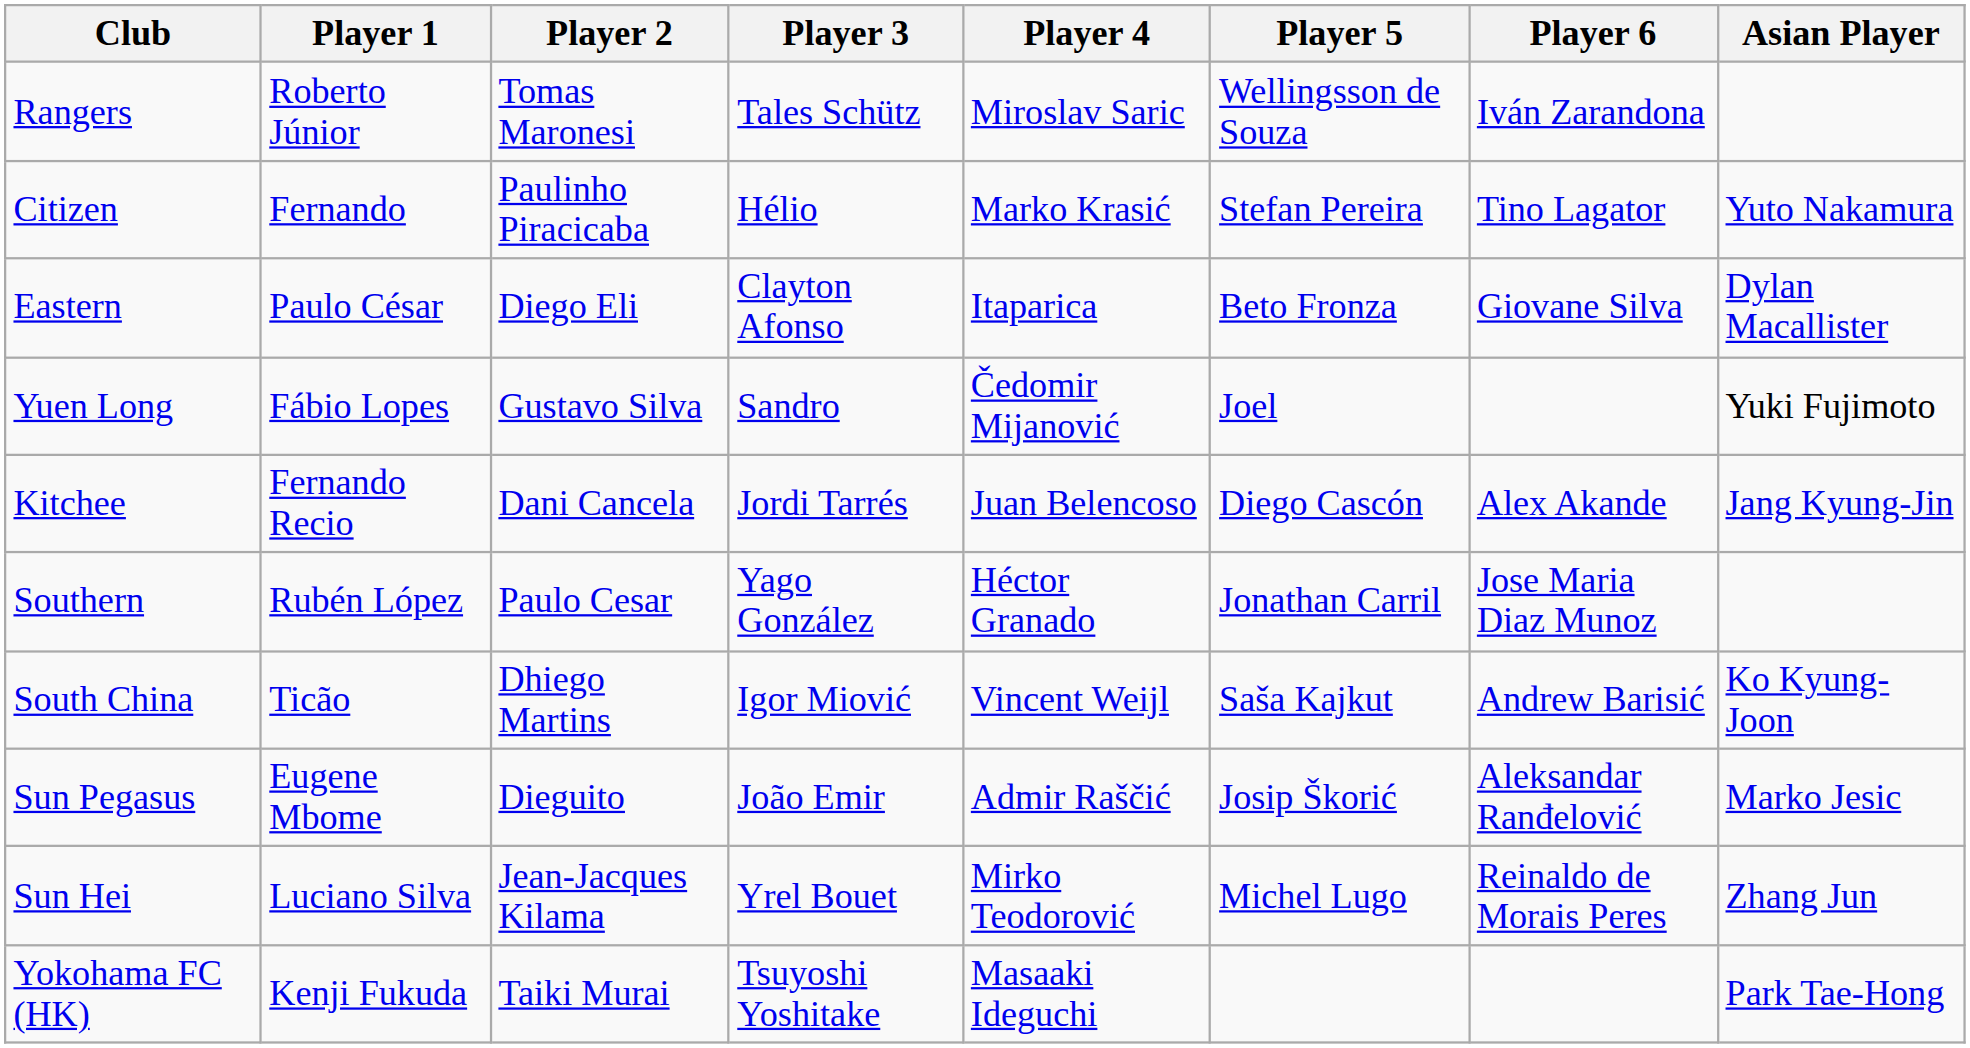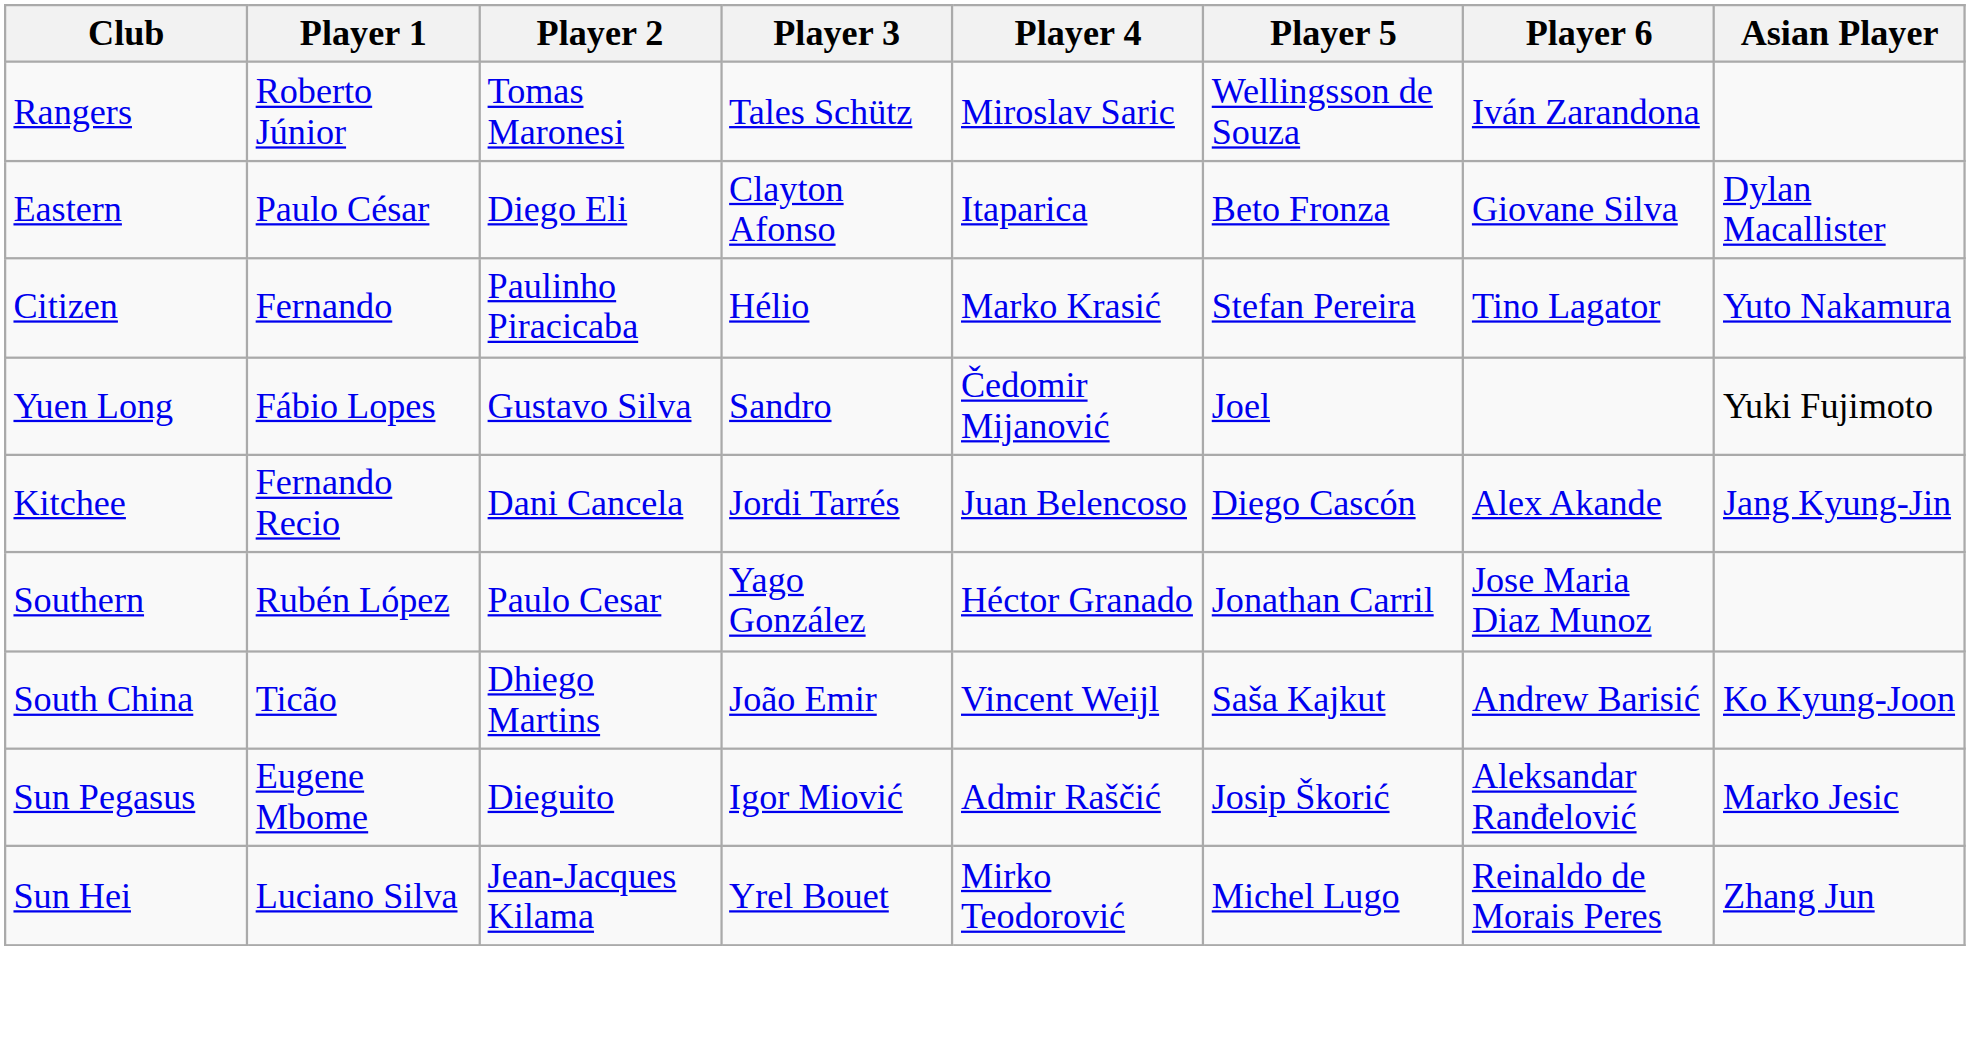rows swapped: (66, 208) <-> (68, 306)
(824, 699) Igor Miović -> (803, 699) João Emir
(811, 797) João Emir -> (816, 797) Igor Miović
- row: (118, 993)
